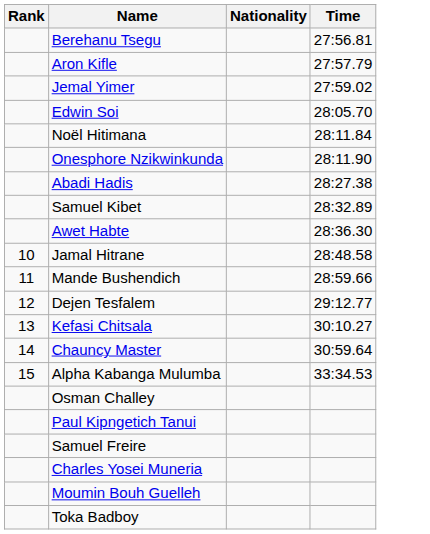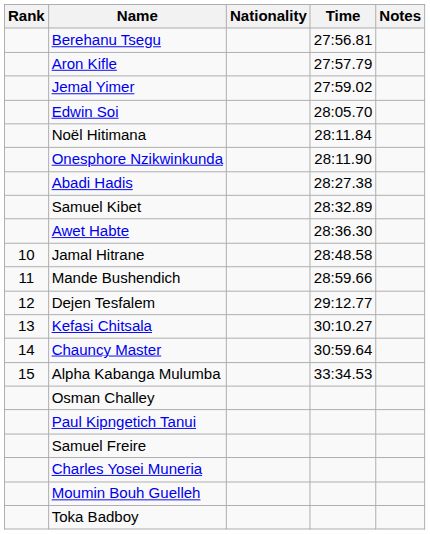+ column: (400, 16)
